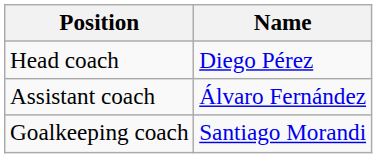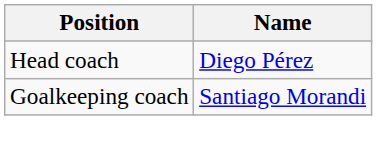- row: (83, 96)
